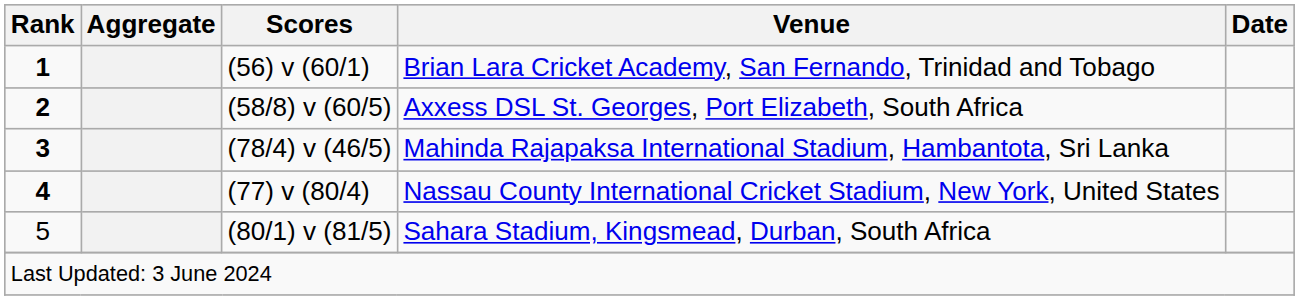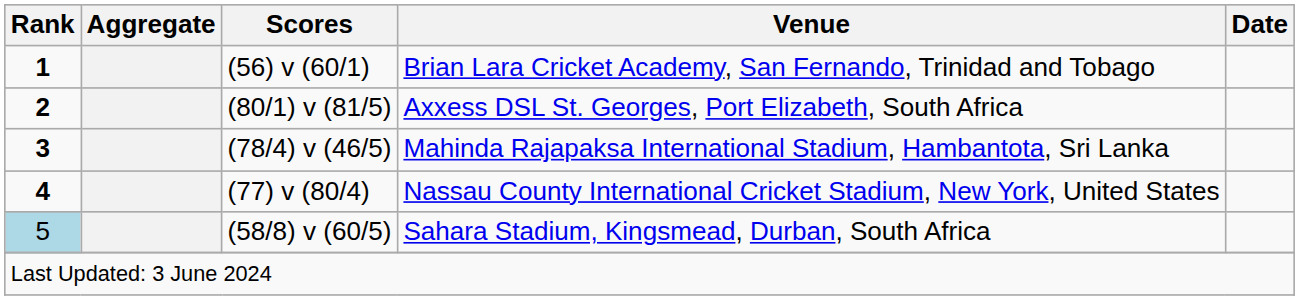(310, 107) (58/8) v (60/5) -> (310, 107) (80/1) v (81/5)
(43, 231) no background -> (43, 231) lightblue background
(310, 231) (80/1) v (81/5) -> (310, 231) (58/8) v (60/5)
